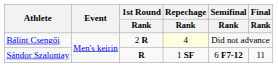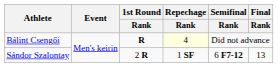(141, 40) 2 R -> (141, 40) R
(141, 55) R -> (141, 55) 2 R
(261, 55) 11 -> (261, 55) 13
